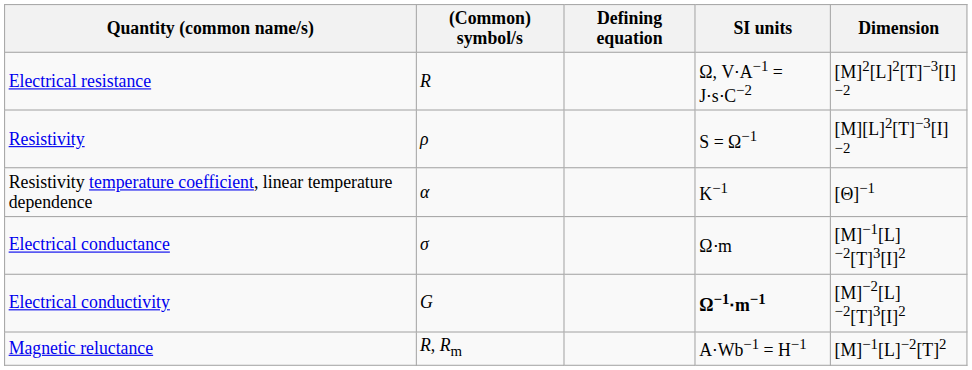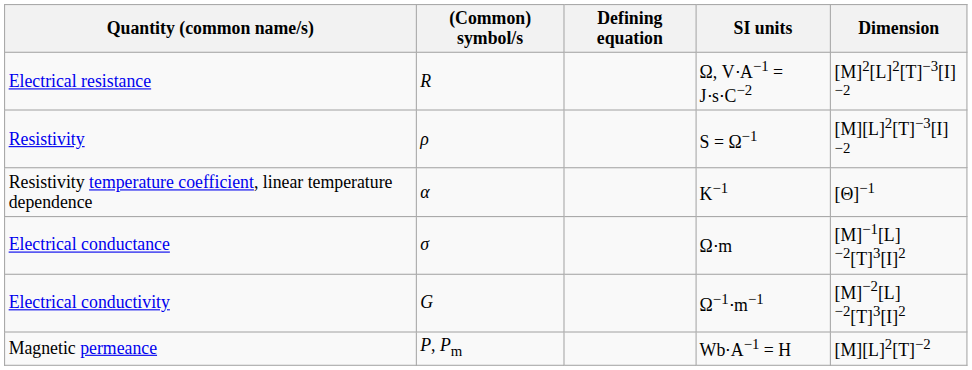(732, 302) bold -> (732, 302) normal
- row: (81, 348)
+ row: (83, 348)
